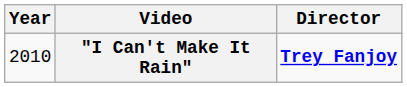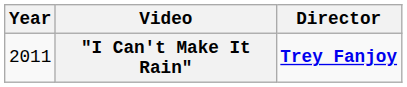(30, 58) 2010 -> (30, 58) 2011
